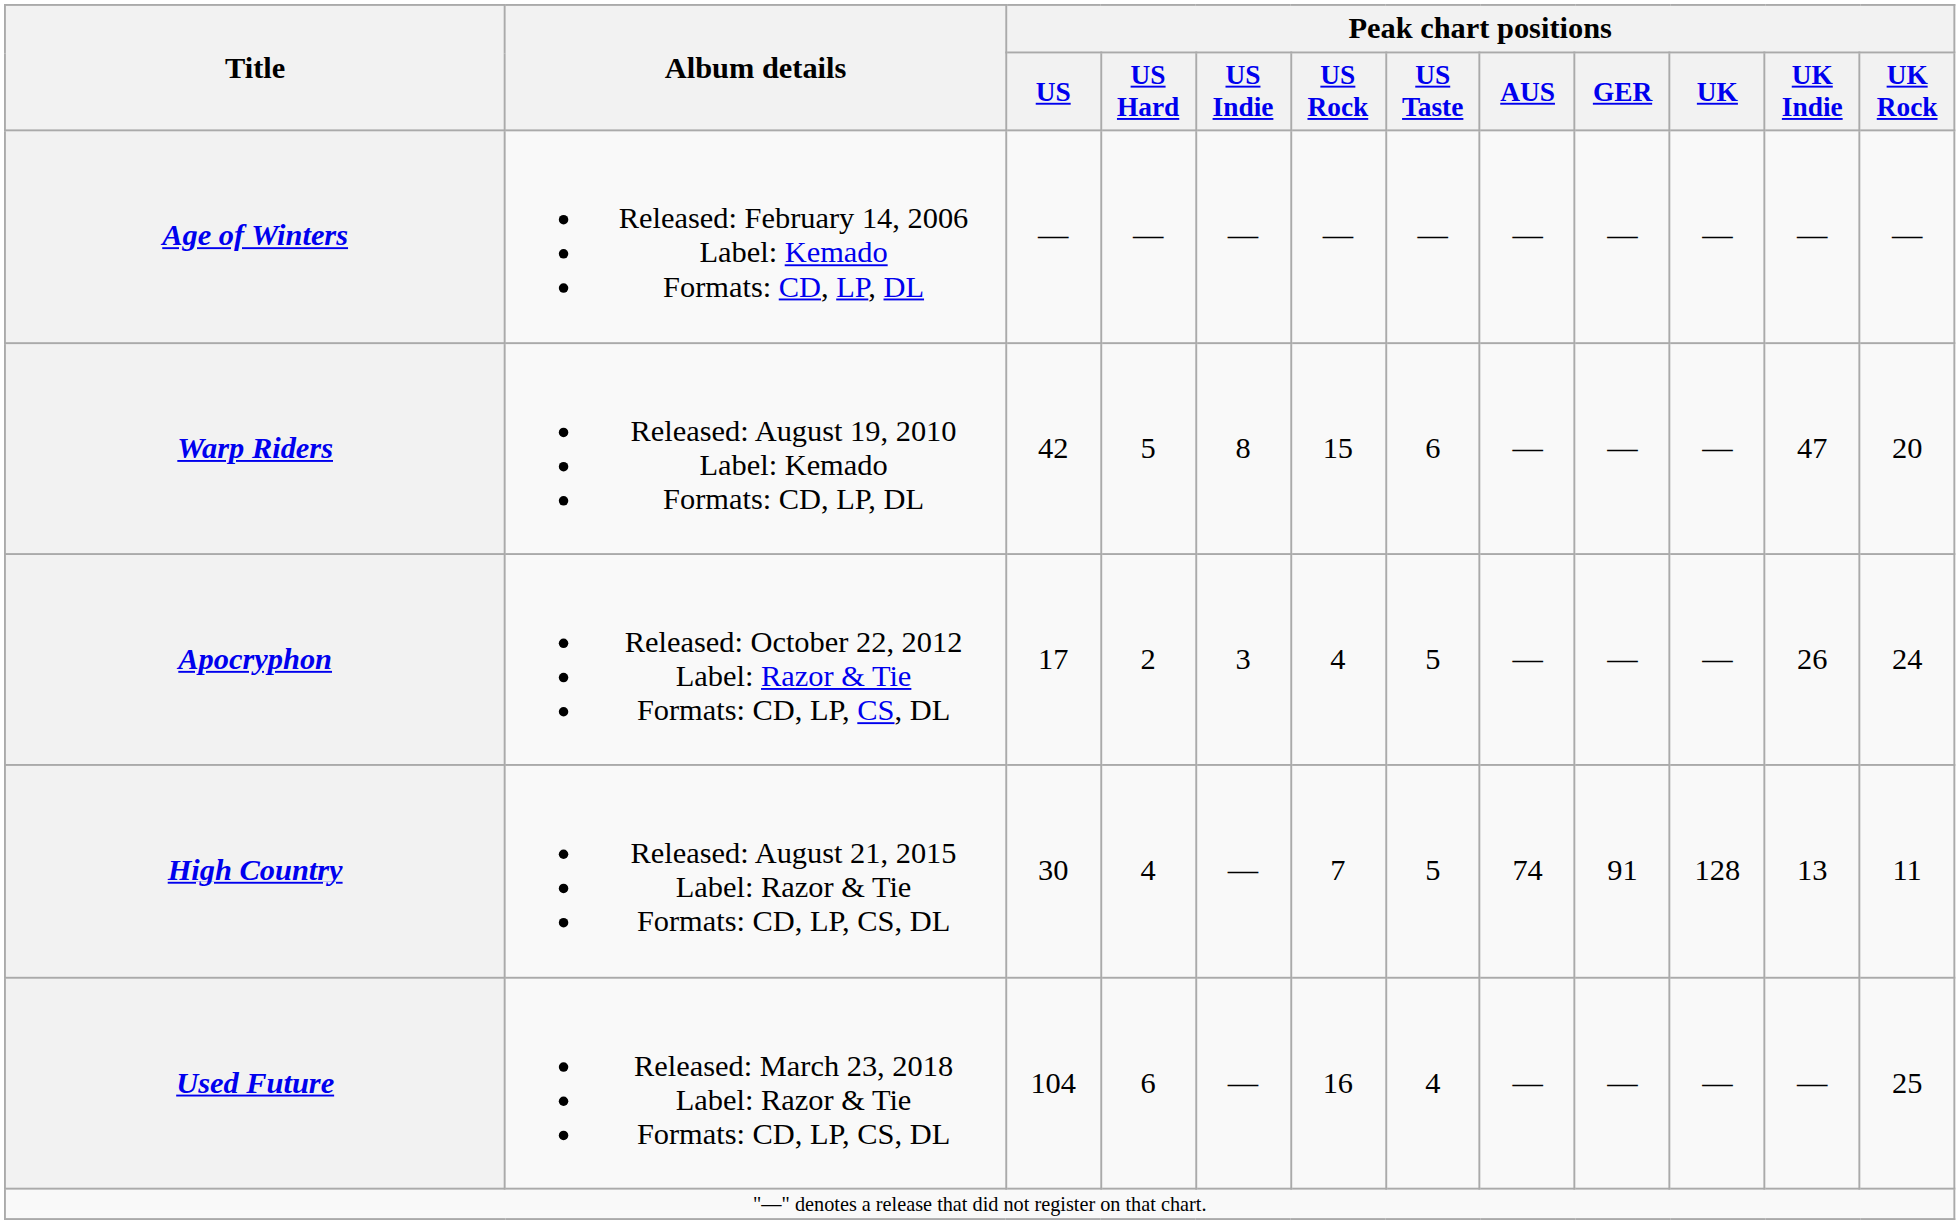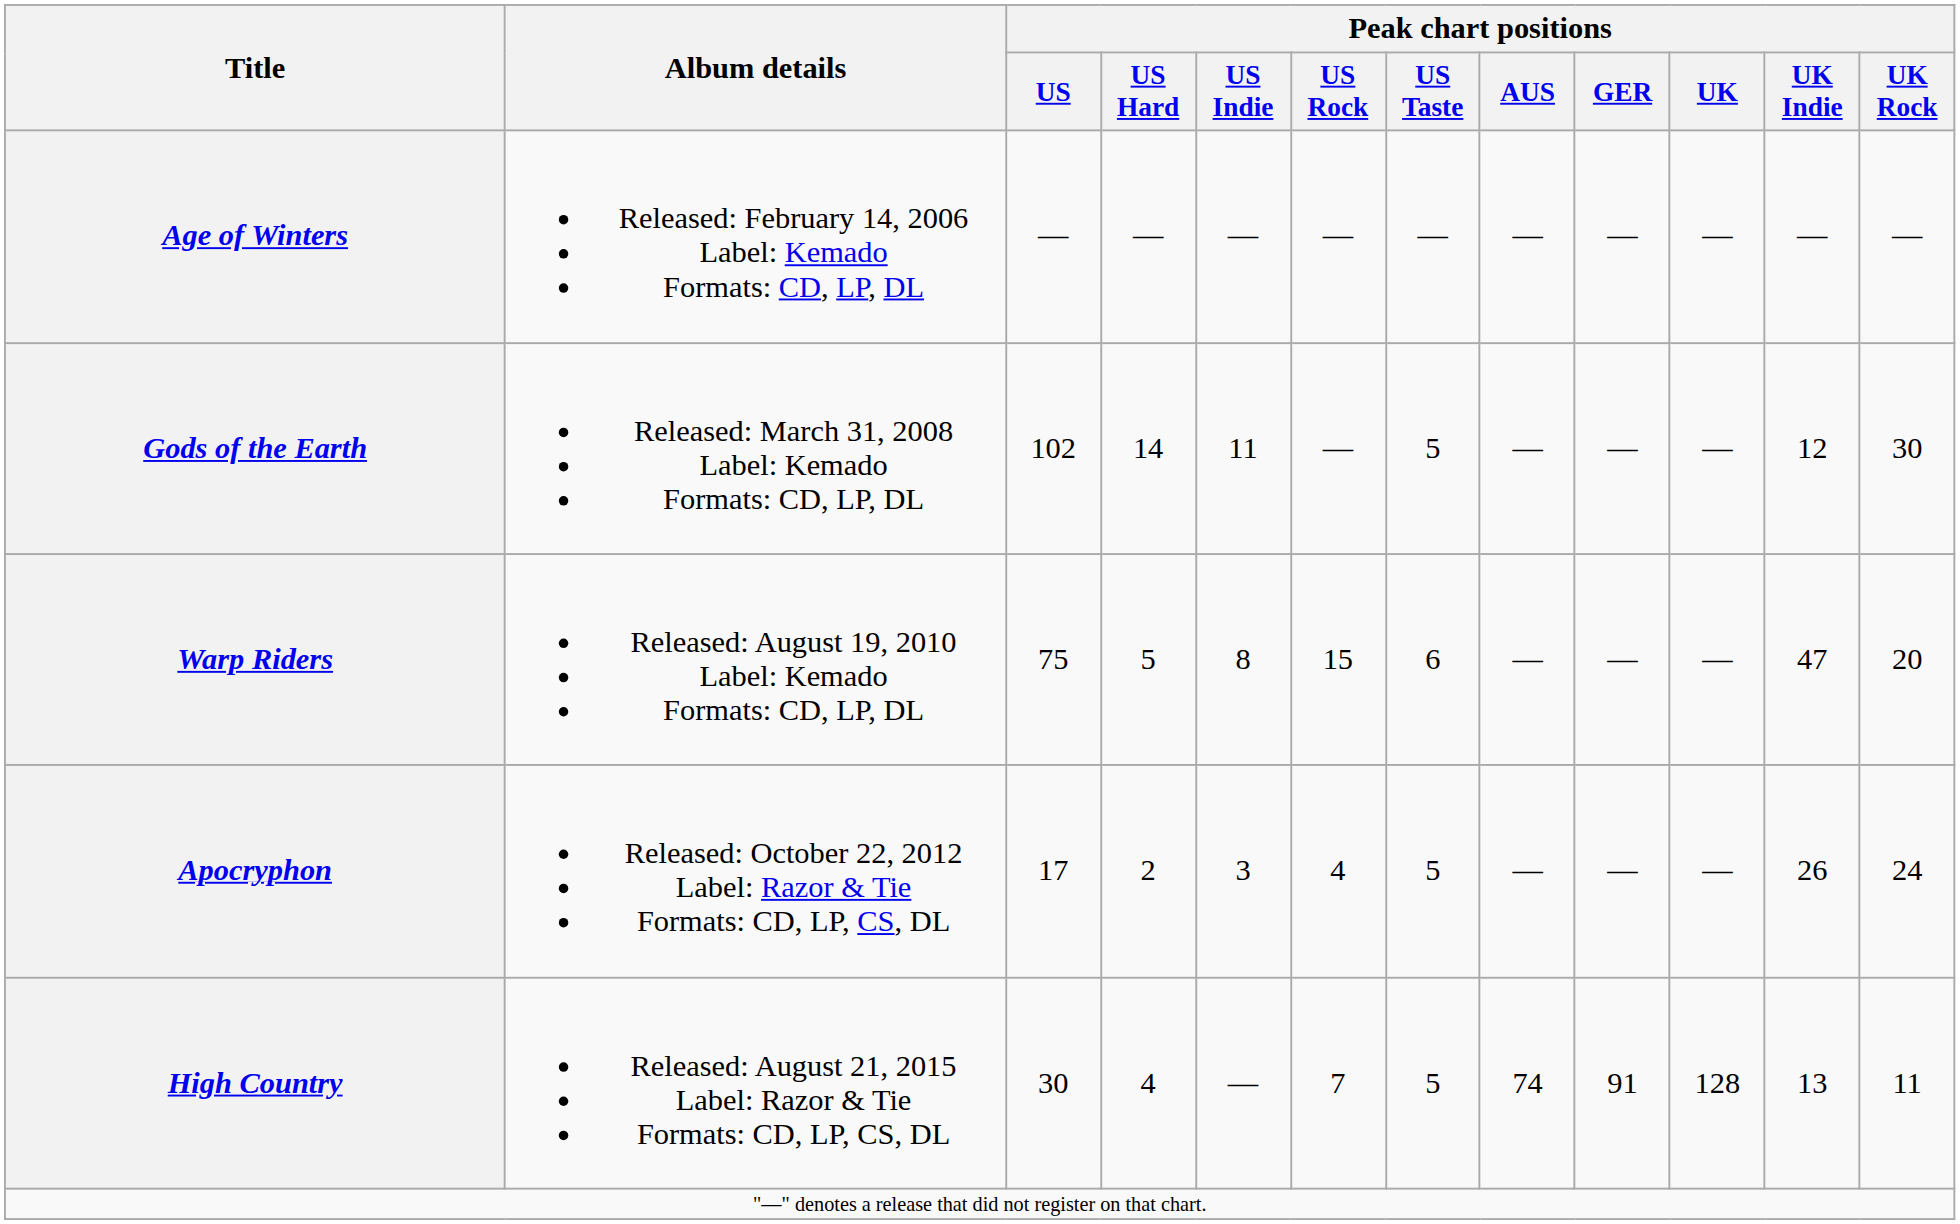+ row: (255, 447)
(1053, 447) 42 -> (1053, 659) 75
- row: (255, 1082)
